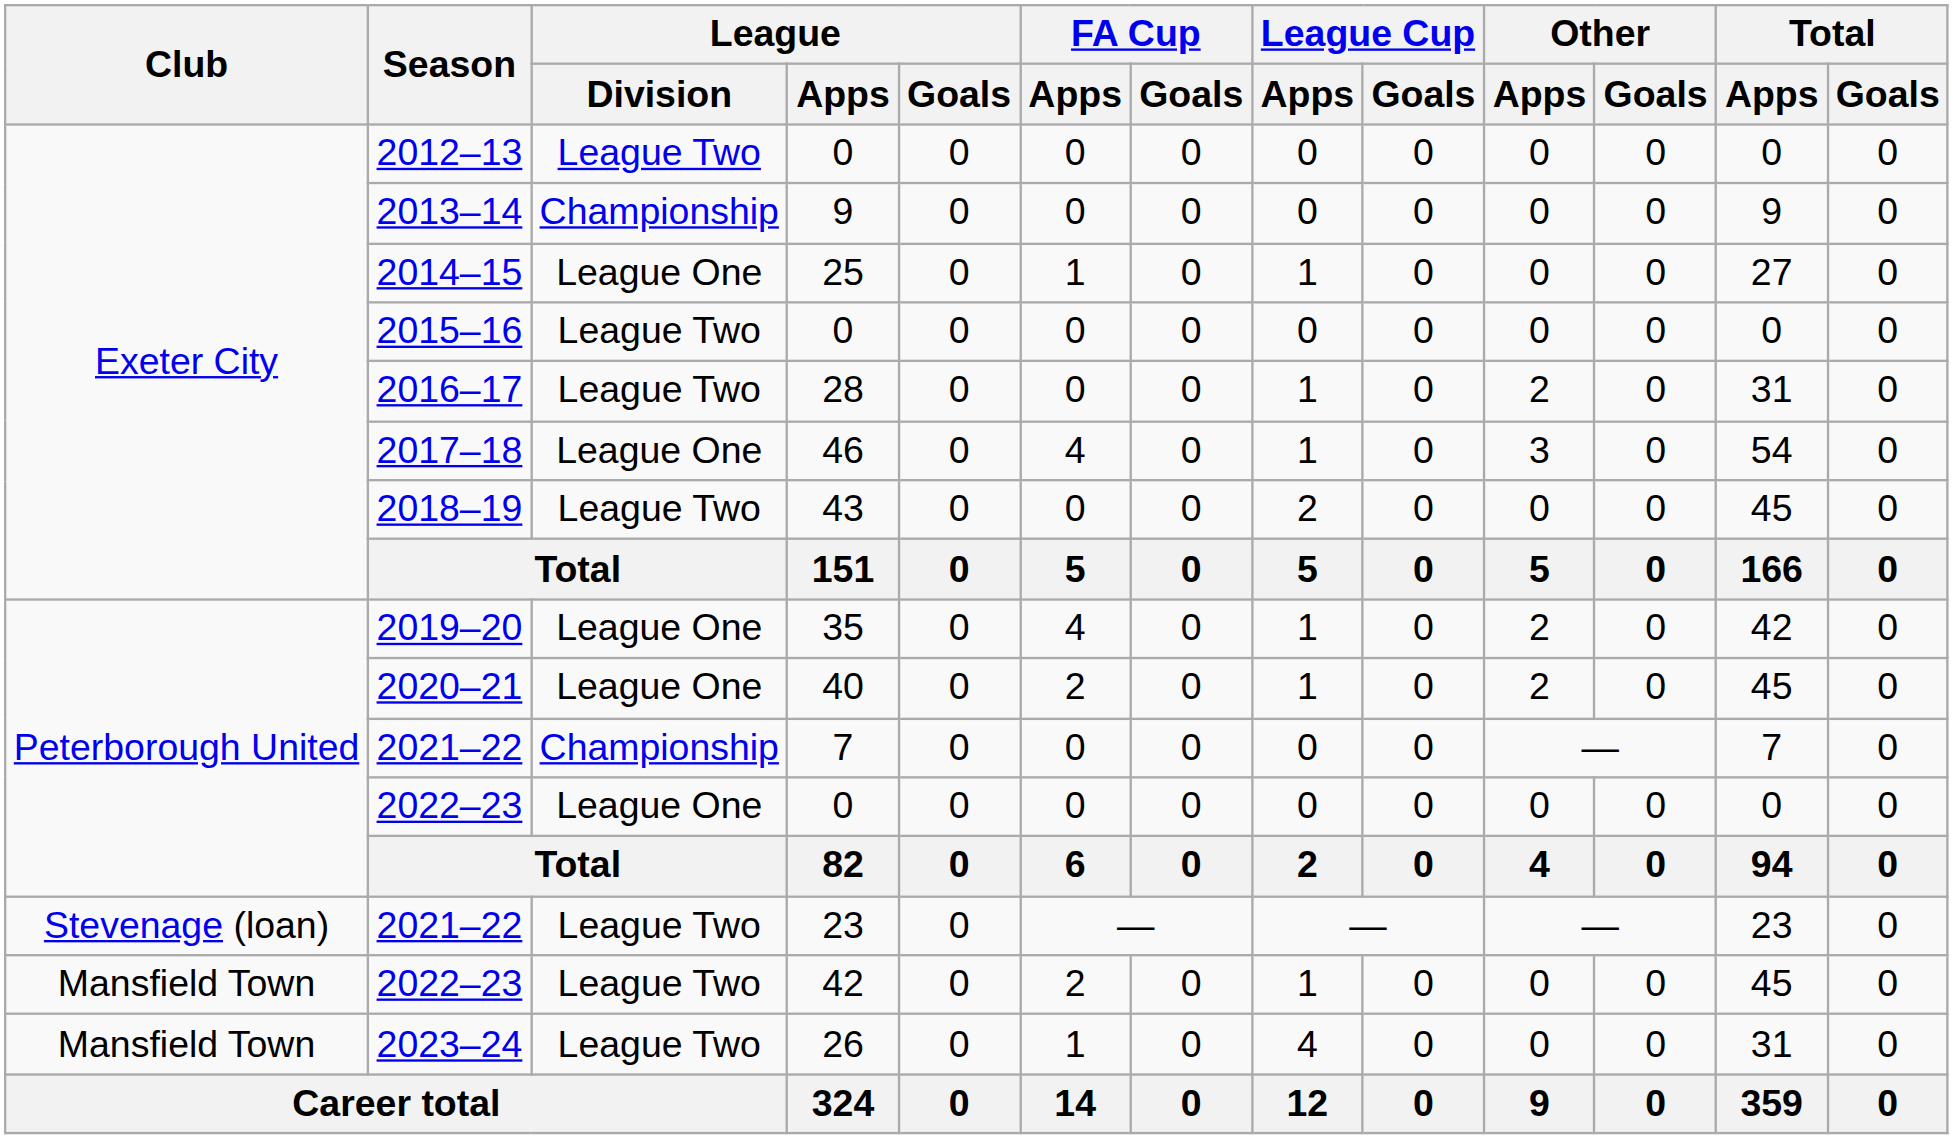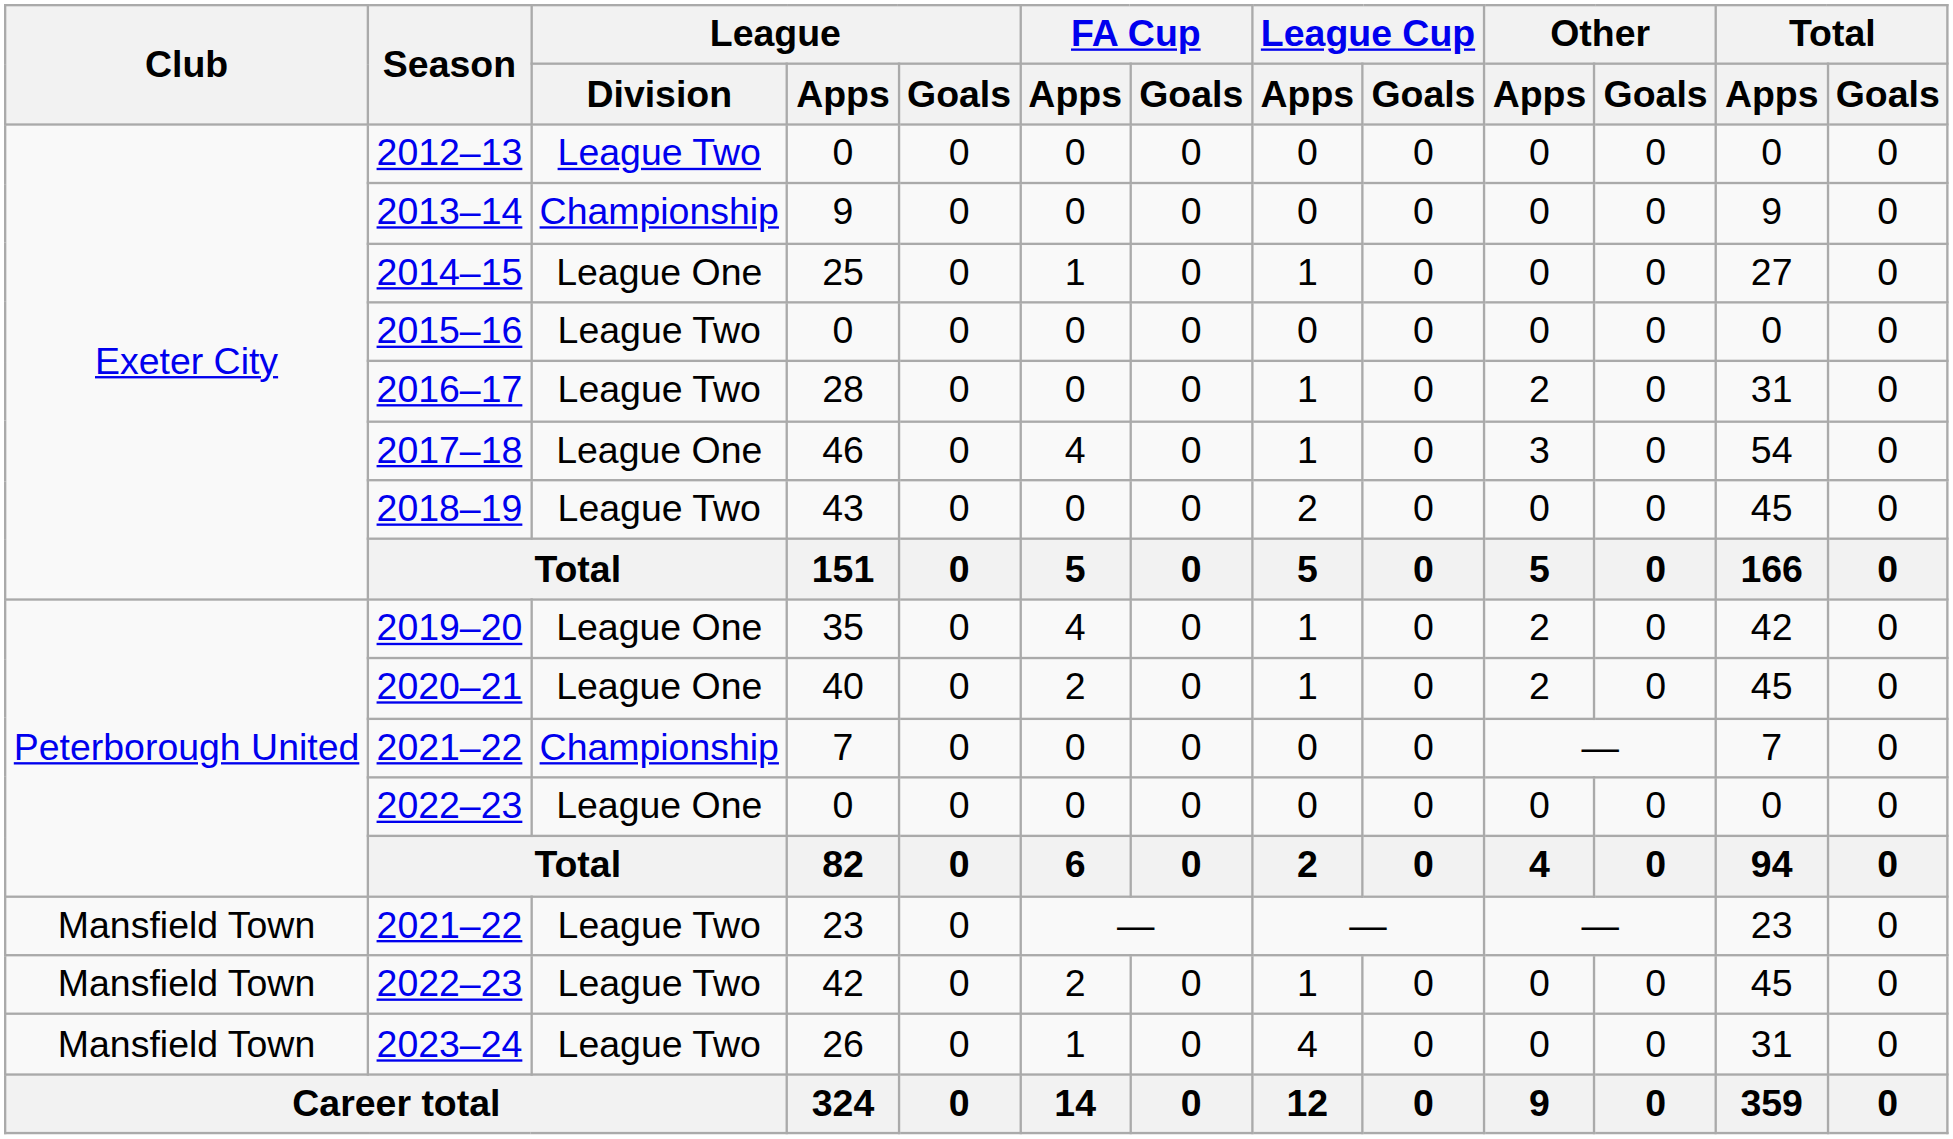(187, 924) Stevenage (loan) -> (187, 924) Mansfield Town
